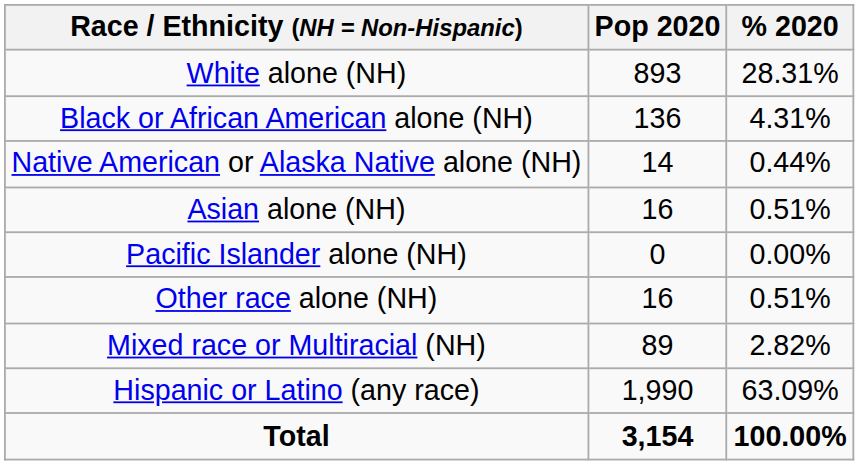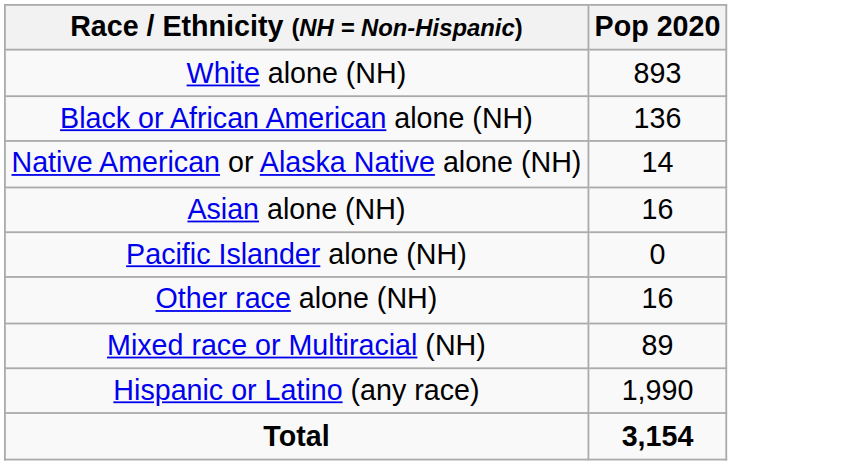- column: (790, 27)
